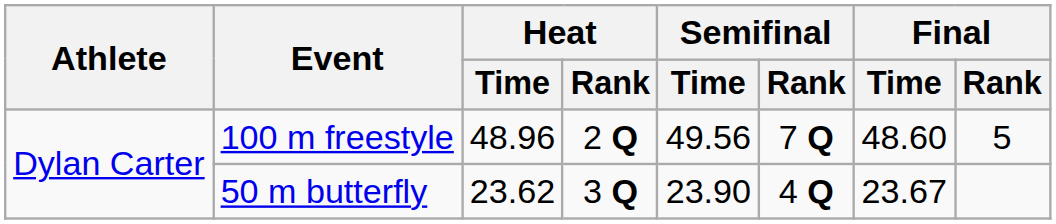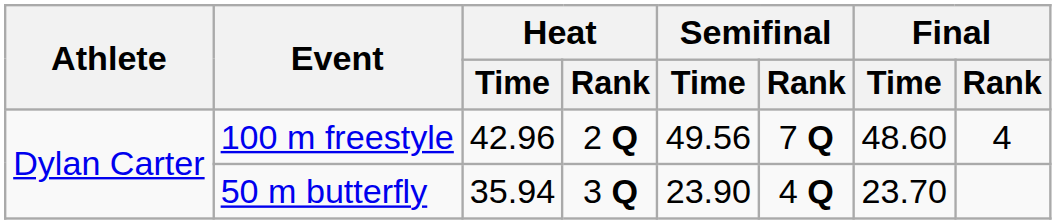(512, 137) 48.96 -> (512, 137) 42.96
(1002, 137) 5 -> (1002, 137) 4
(512, 191) 23.62 -> (512, 191) 35.94
(904, 191) 23.67 -> (904, 191) 23.70
